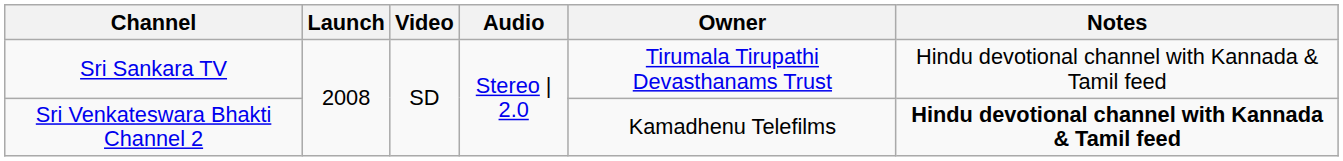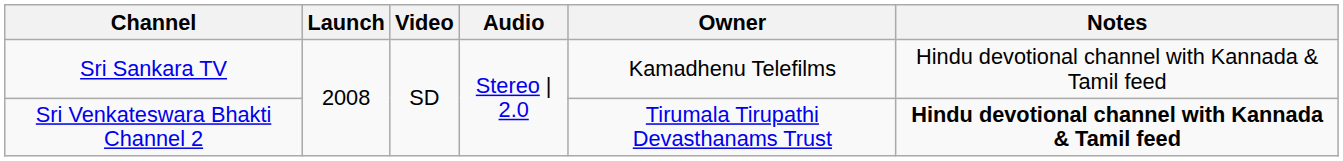(732, 69) Tirumala Tirupathi Devasthanams Trust -> (732, 69) Kamadhenu Telefilms
(732, 127) Kamadhenu Telefilms -> (732, 127) Tirumala Tirupathi Devasthanams Trust
